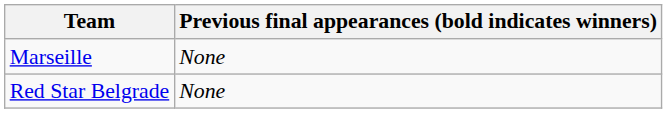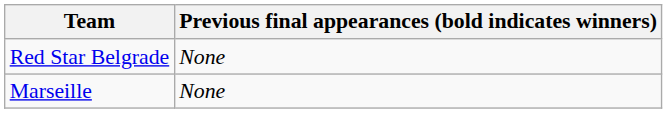rows swapped: (89, 90) <-> (51, 56)
